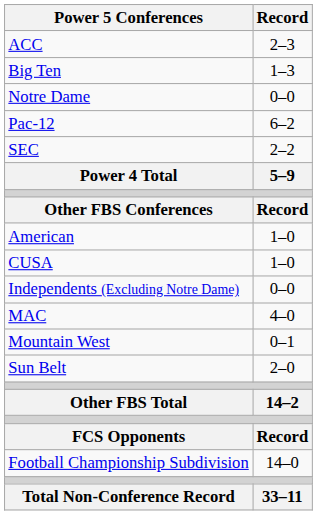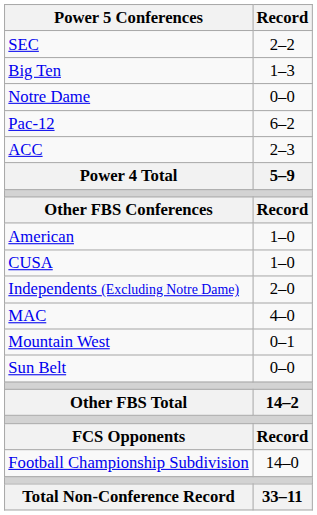rows swapped: (25, 44) <-> (24, 149)
(282, 289) 0–0 -> (282, 289) 2–0
(282, 368) 2–0 -> (282, 368) 0–0
